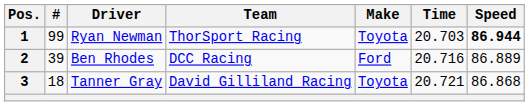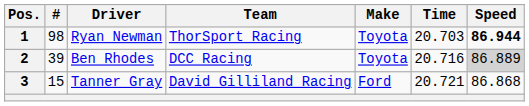(56, 38) 99 -> (56, 38) 98
(375, 61) Ford -> (383, 61) Toyota
(496, 61) no background -> (496, 61) lightgrey background
(56, 83) 18 -> (56, 83) 15
(383, 83) Toyota -> (375, 83) Ford
